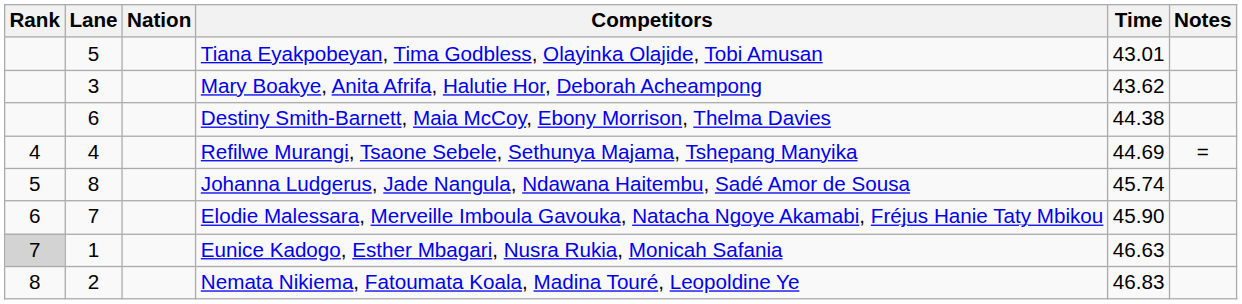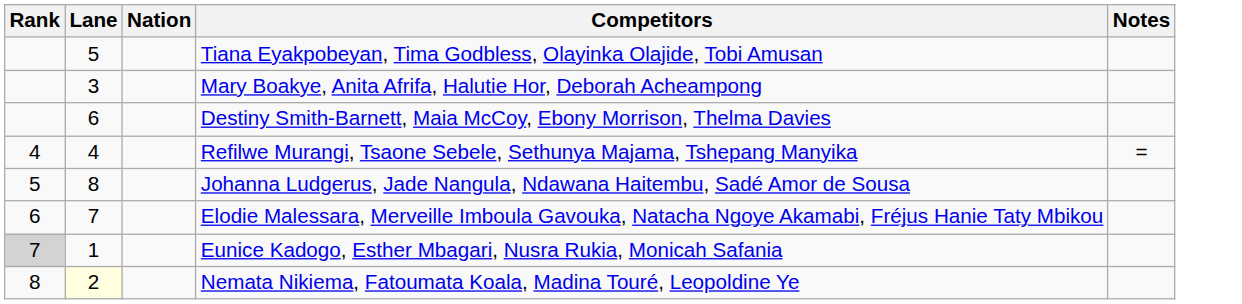- column: (1139, 20)
(93, 282) no background -> (93, 282) lightyellow background
